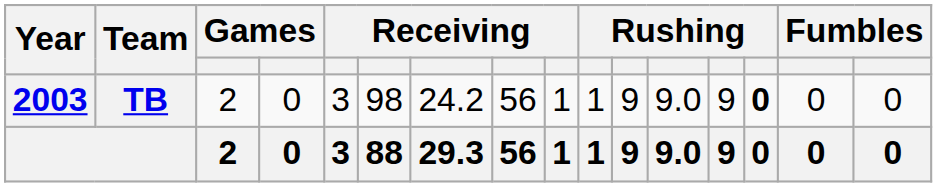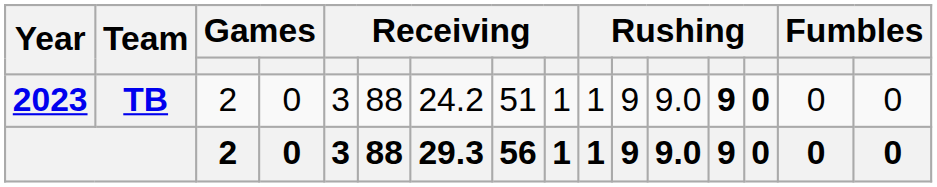(50, 99) 2003 -> (50, 99) 2023
(384, 99) 98 -> (384, 99) 88
(518, 99) 56 -> (518, 99) 51
(726, 99) normal -> (726, 99) bold
